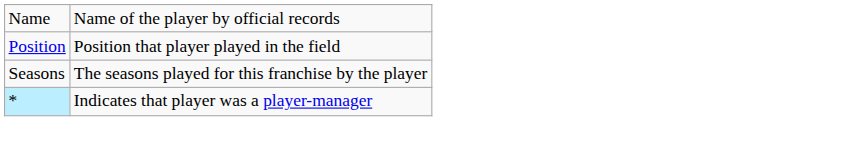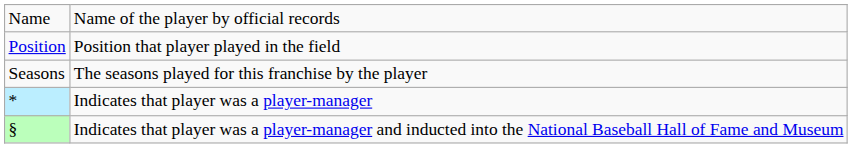+ row: (13, 128)
